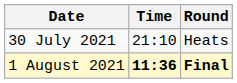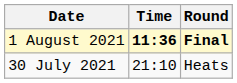rows swapped: (62, 41) <-> (66, 65)
